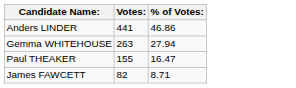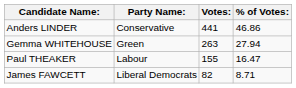+ column: (157, 12)
